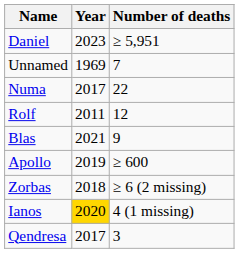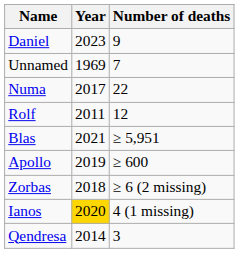(136, 41) ≥ 5,951 -> (117, 41) 9
(117, 138) 9 -> (136, 138) ≥ 5,951
(90, 235) 2017 -> (90, 235) 2014
